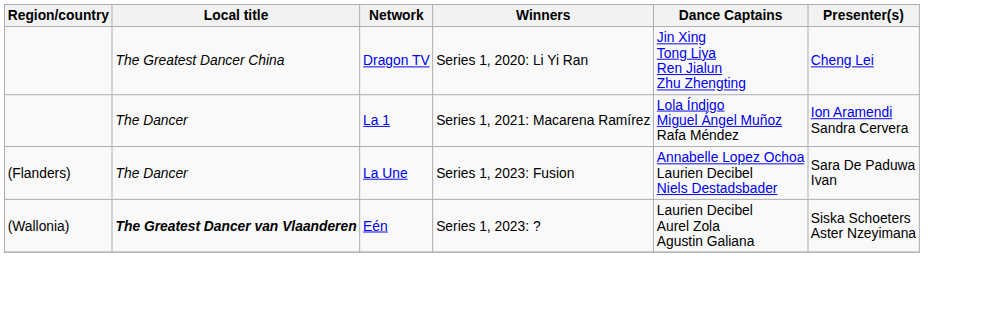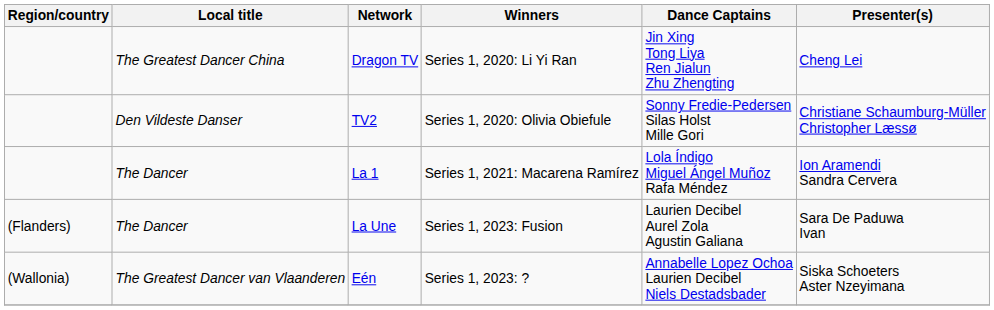+ row: (364, 121)
(731, 173) Annabelle Lopez Ochoa Laurien Decibel Niels Destadsbader -> (694, 226) Laurien Decibel Aurel Zola Agustin Galiana
(236, 226) bold -> (230, 279) normal
(706, 226) Laurien Decibel Aurel Zola Agustin Galiana -> (719, 279) Annabelle Lopez Ochoa Laurien Decibel Niels Destadsbader
